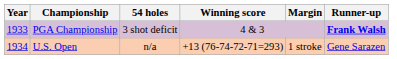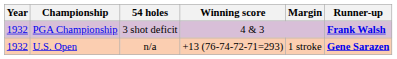(17, 29) 1933 -> (17, 29) 1932
(17, 46) 1934 -> (17, 46) 1932
(356, 46) normal -> (358, 46) bold
